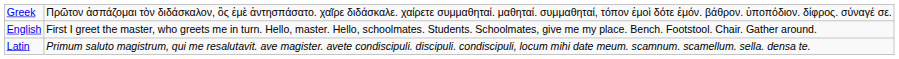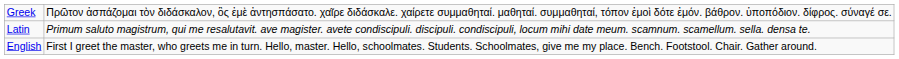rows swapped: (18, 46) <-> (24, 29)
